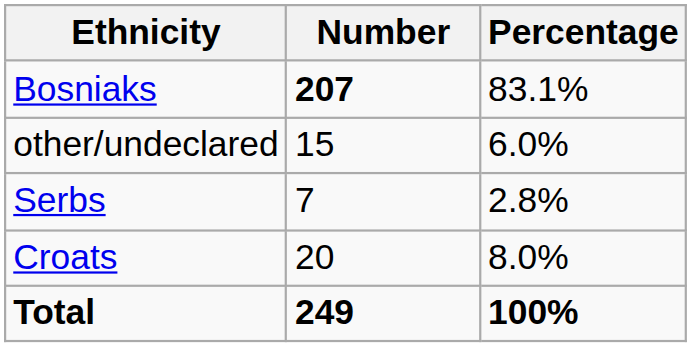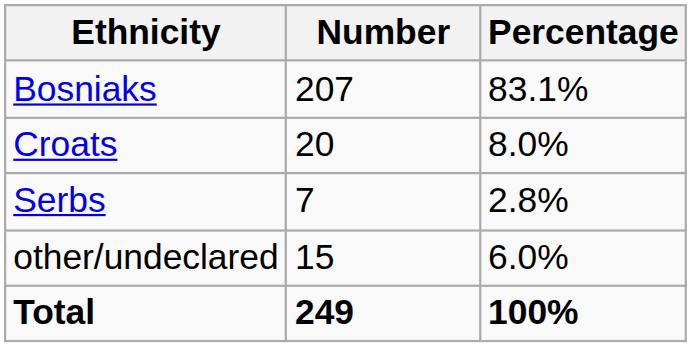(324, 88) bold -> (324, 88) normal
rows swapped: (65, 256) <-> (146, 144)
